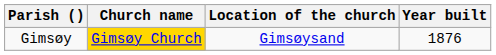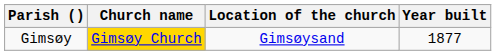(445, 39) 1876 -> (445, 39) 1877
